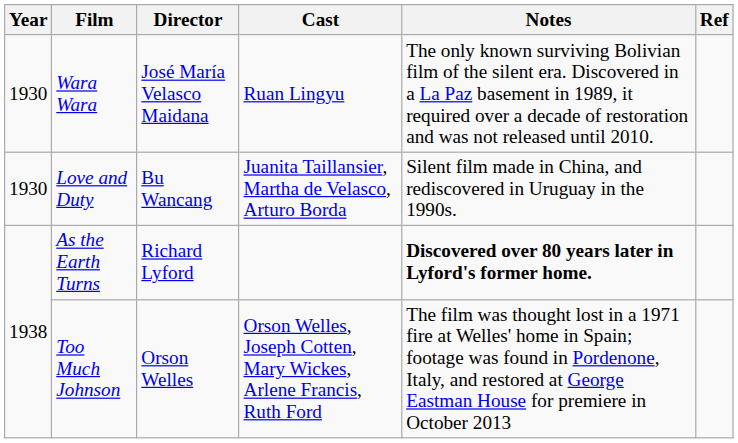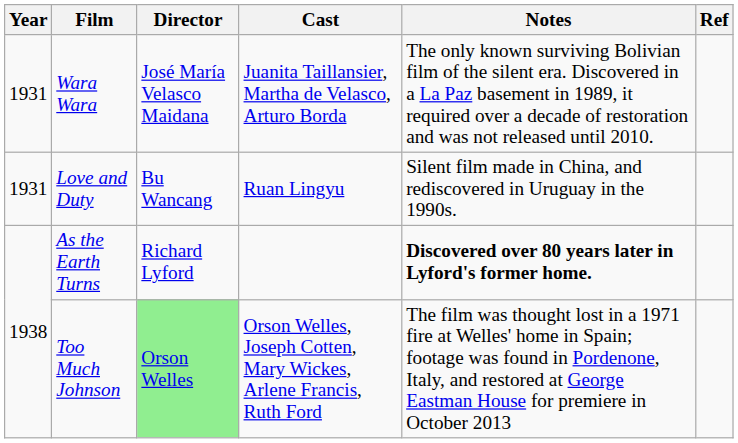(28, 93) 1930 -> (28, 93) 1931
(294, 93) Ruan Lingyu -> (317, 93) Juanita Taillansier, Martha de Velasco, Arturo Borda
(28, 188) 1930 -> (28, 188) 1931
(317, 188) Juanita Taillansier, Martha de Velasco, Arturo Borda -> (294, 188) Ruan Lingyu
(167, 368) no background -> (167, 368) lightgreen background
